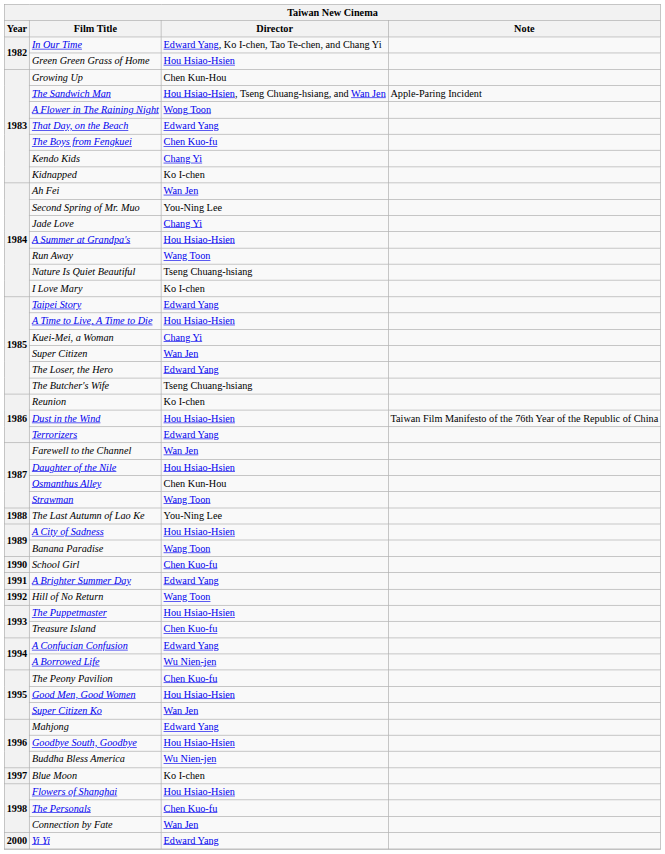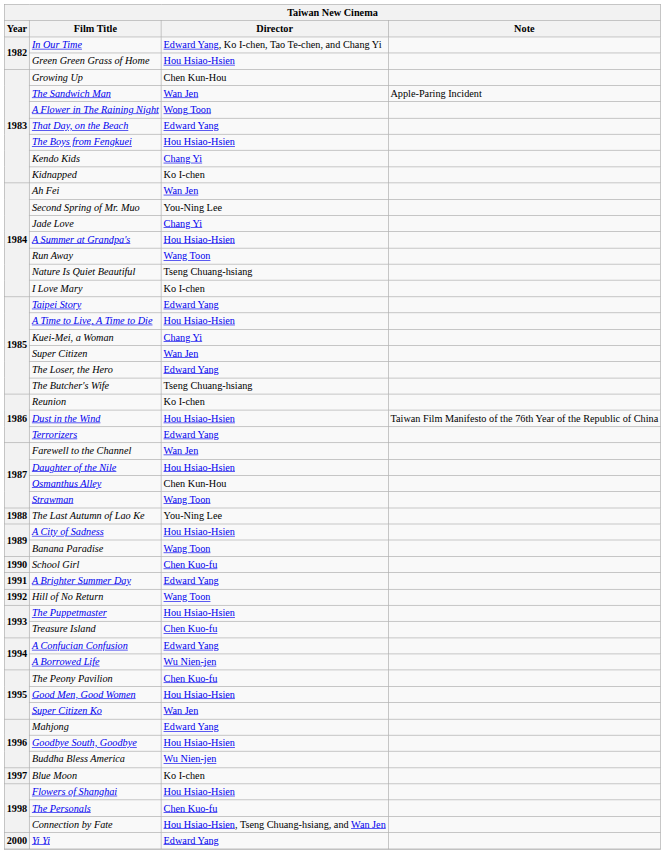(275, 93) Hou Hsiao-Hsien, Tseng Chuang-hsiang, and Wan Jen -> (181, 93) Wan Jen
(190, 142) Chen Kuo-fu -> (199, 142) Hou Hsiao-Hsien
(181, 824) Wan Jen -> (275, 824) Hou Hsiao-Hsien, Tseng Chuang-hsiang, and Wan Jen
